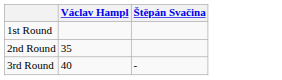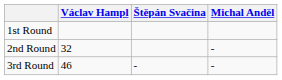+ column: (243, 13)
(66, 48) 35 -> (66, 48) 32
(66, 65) 40 -> (66, 65) 46
